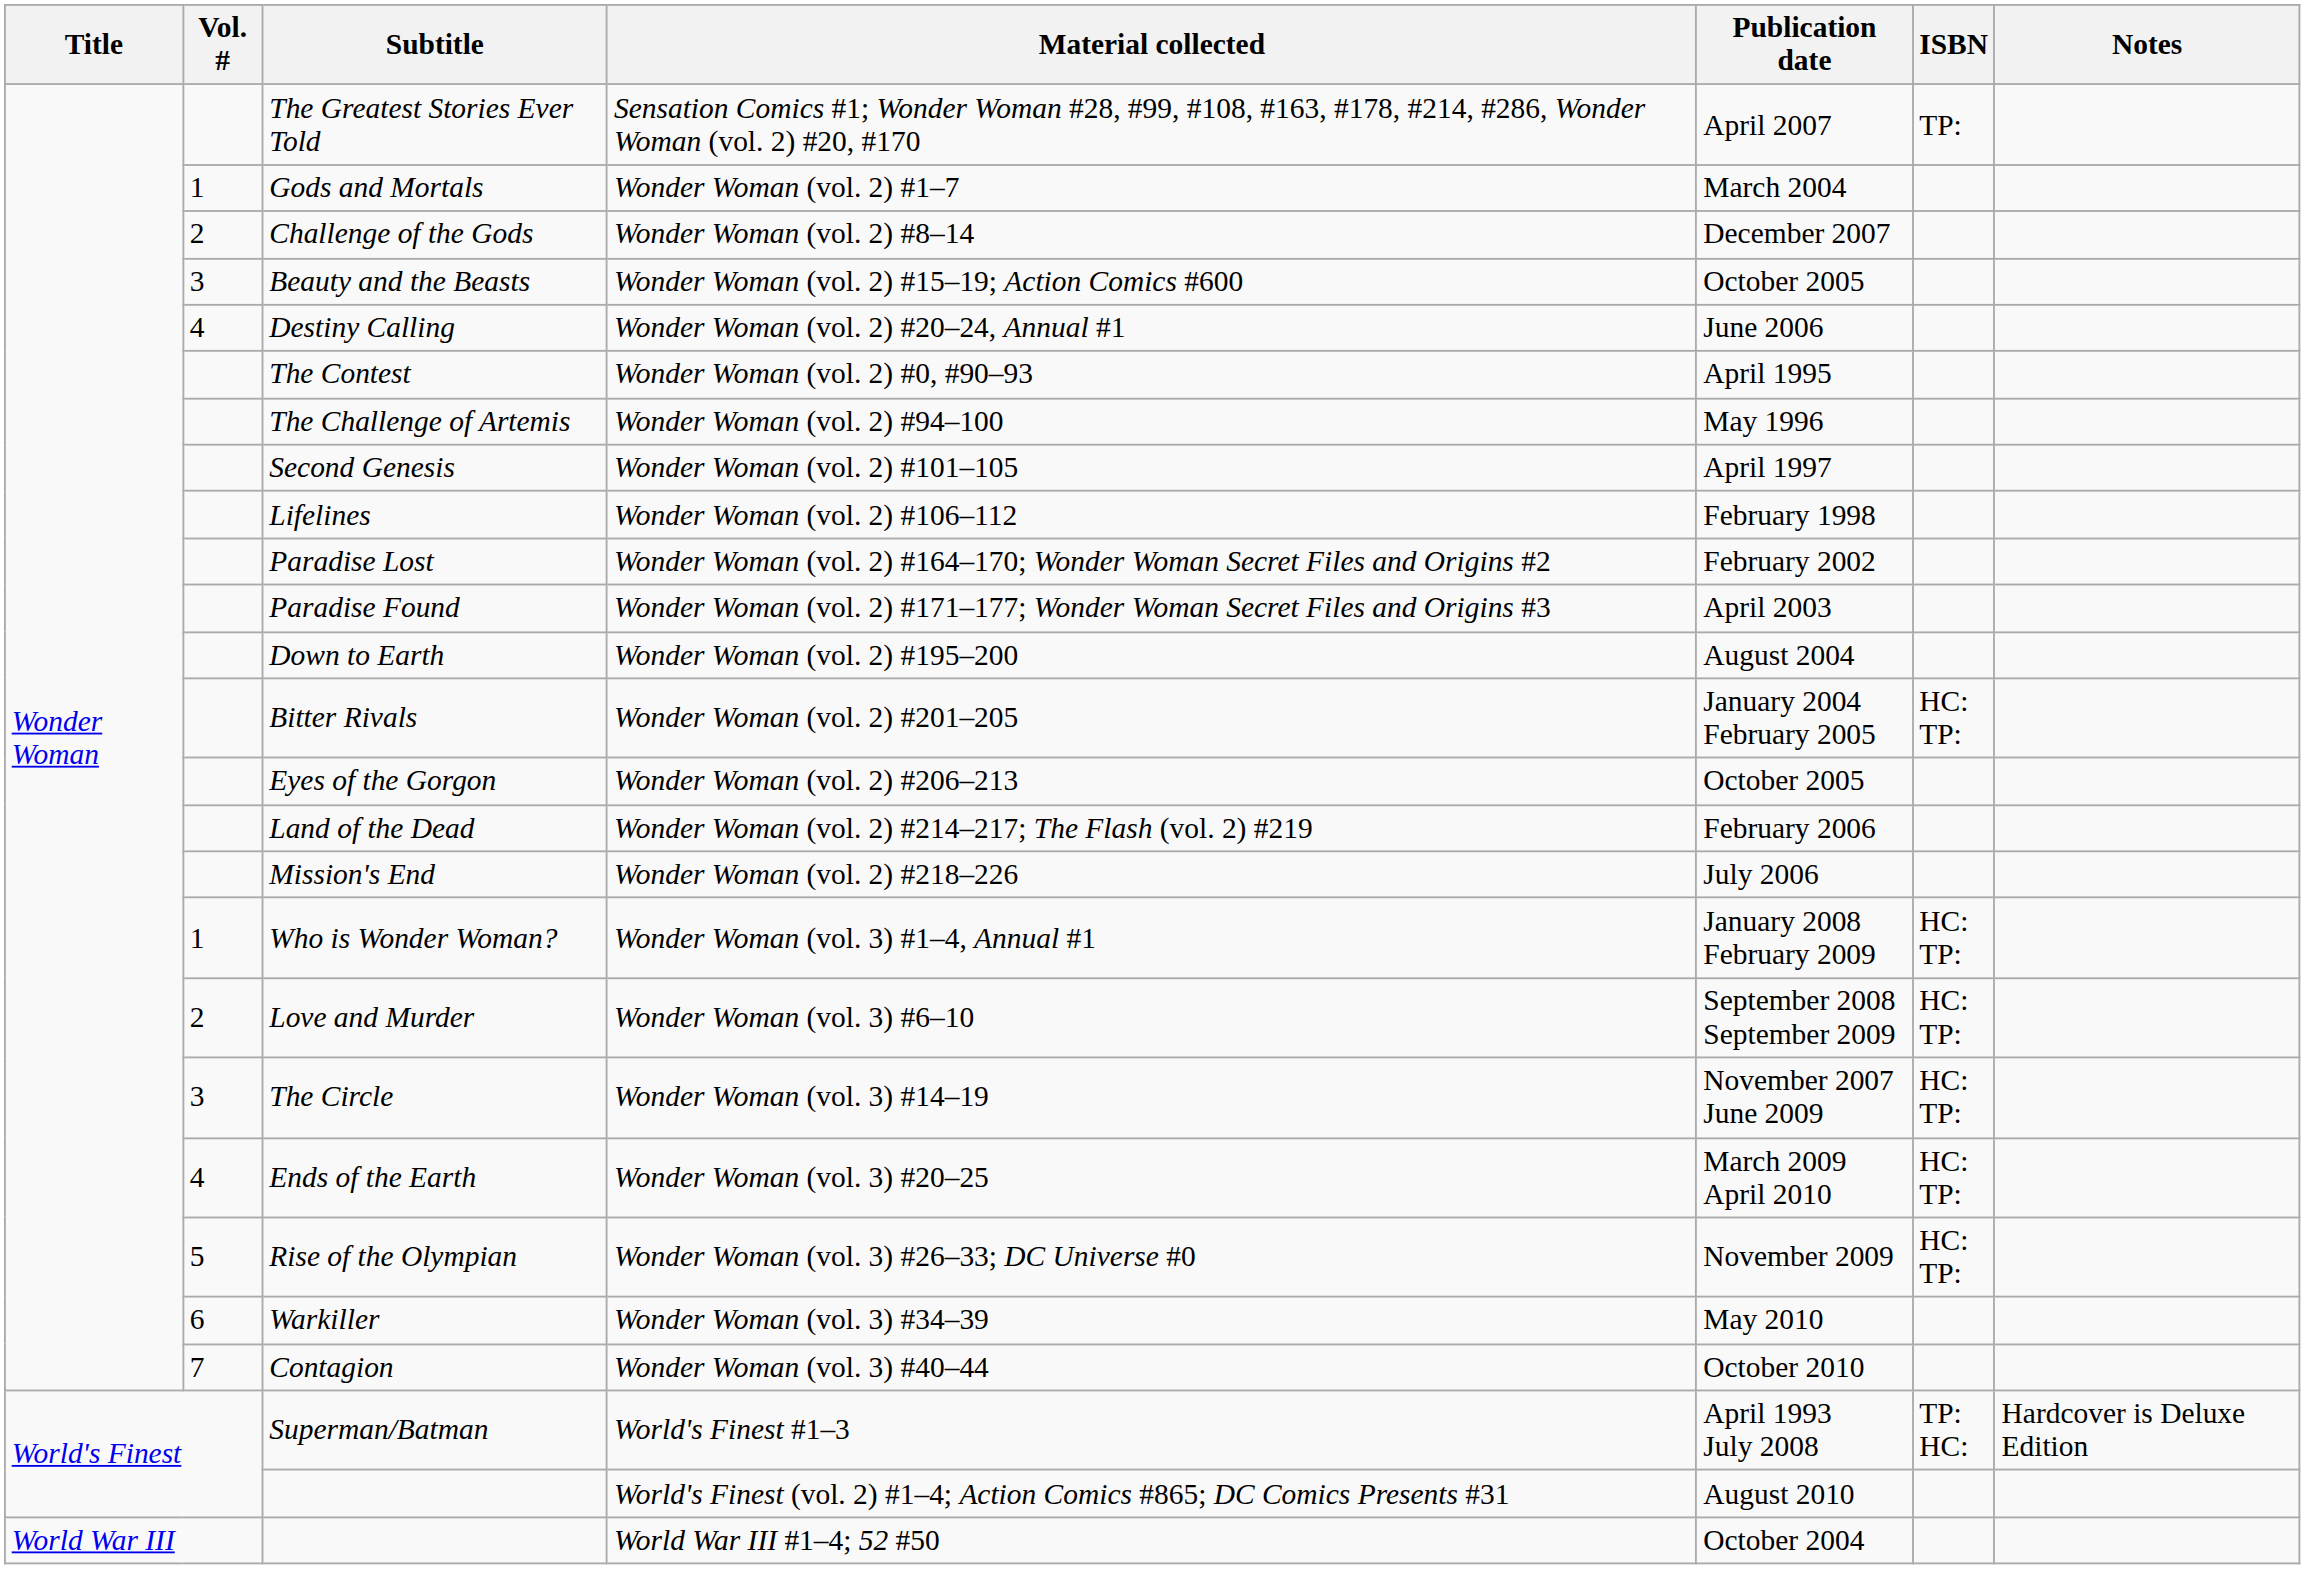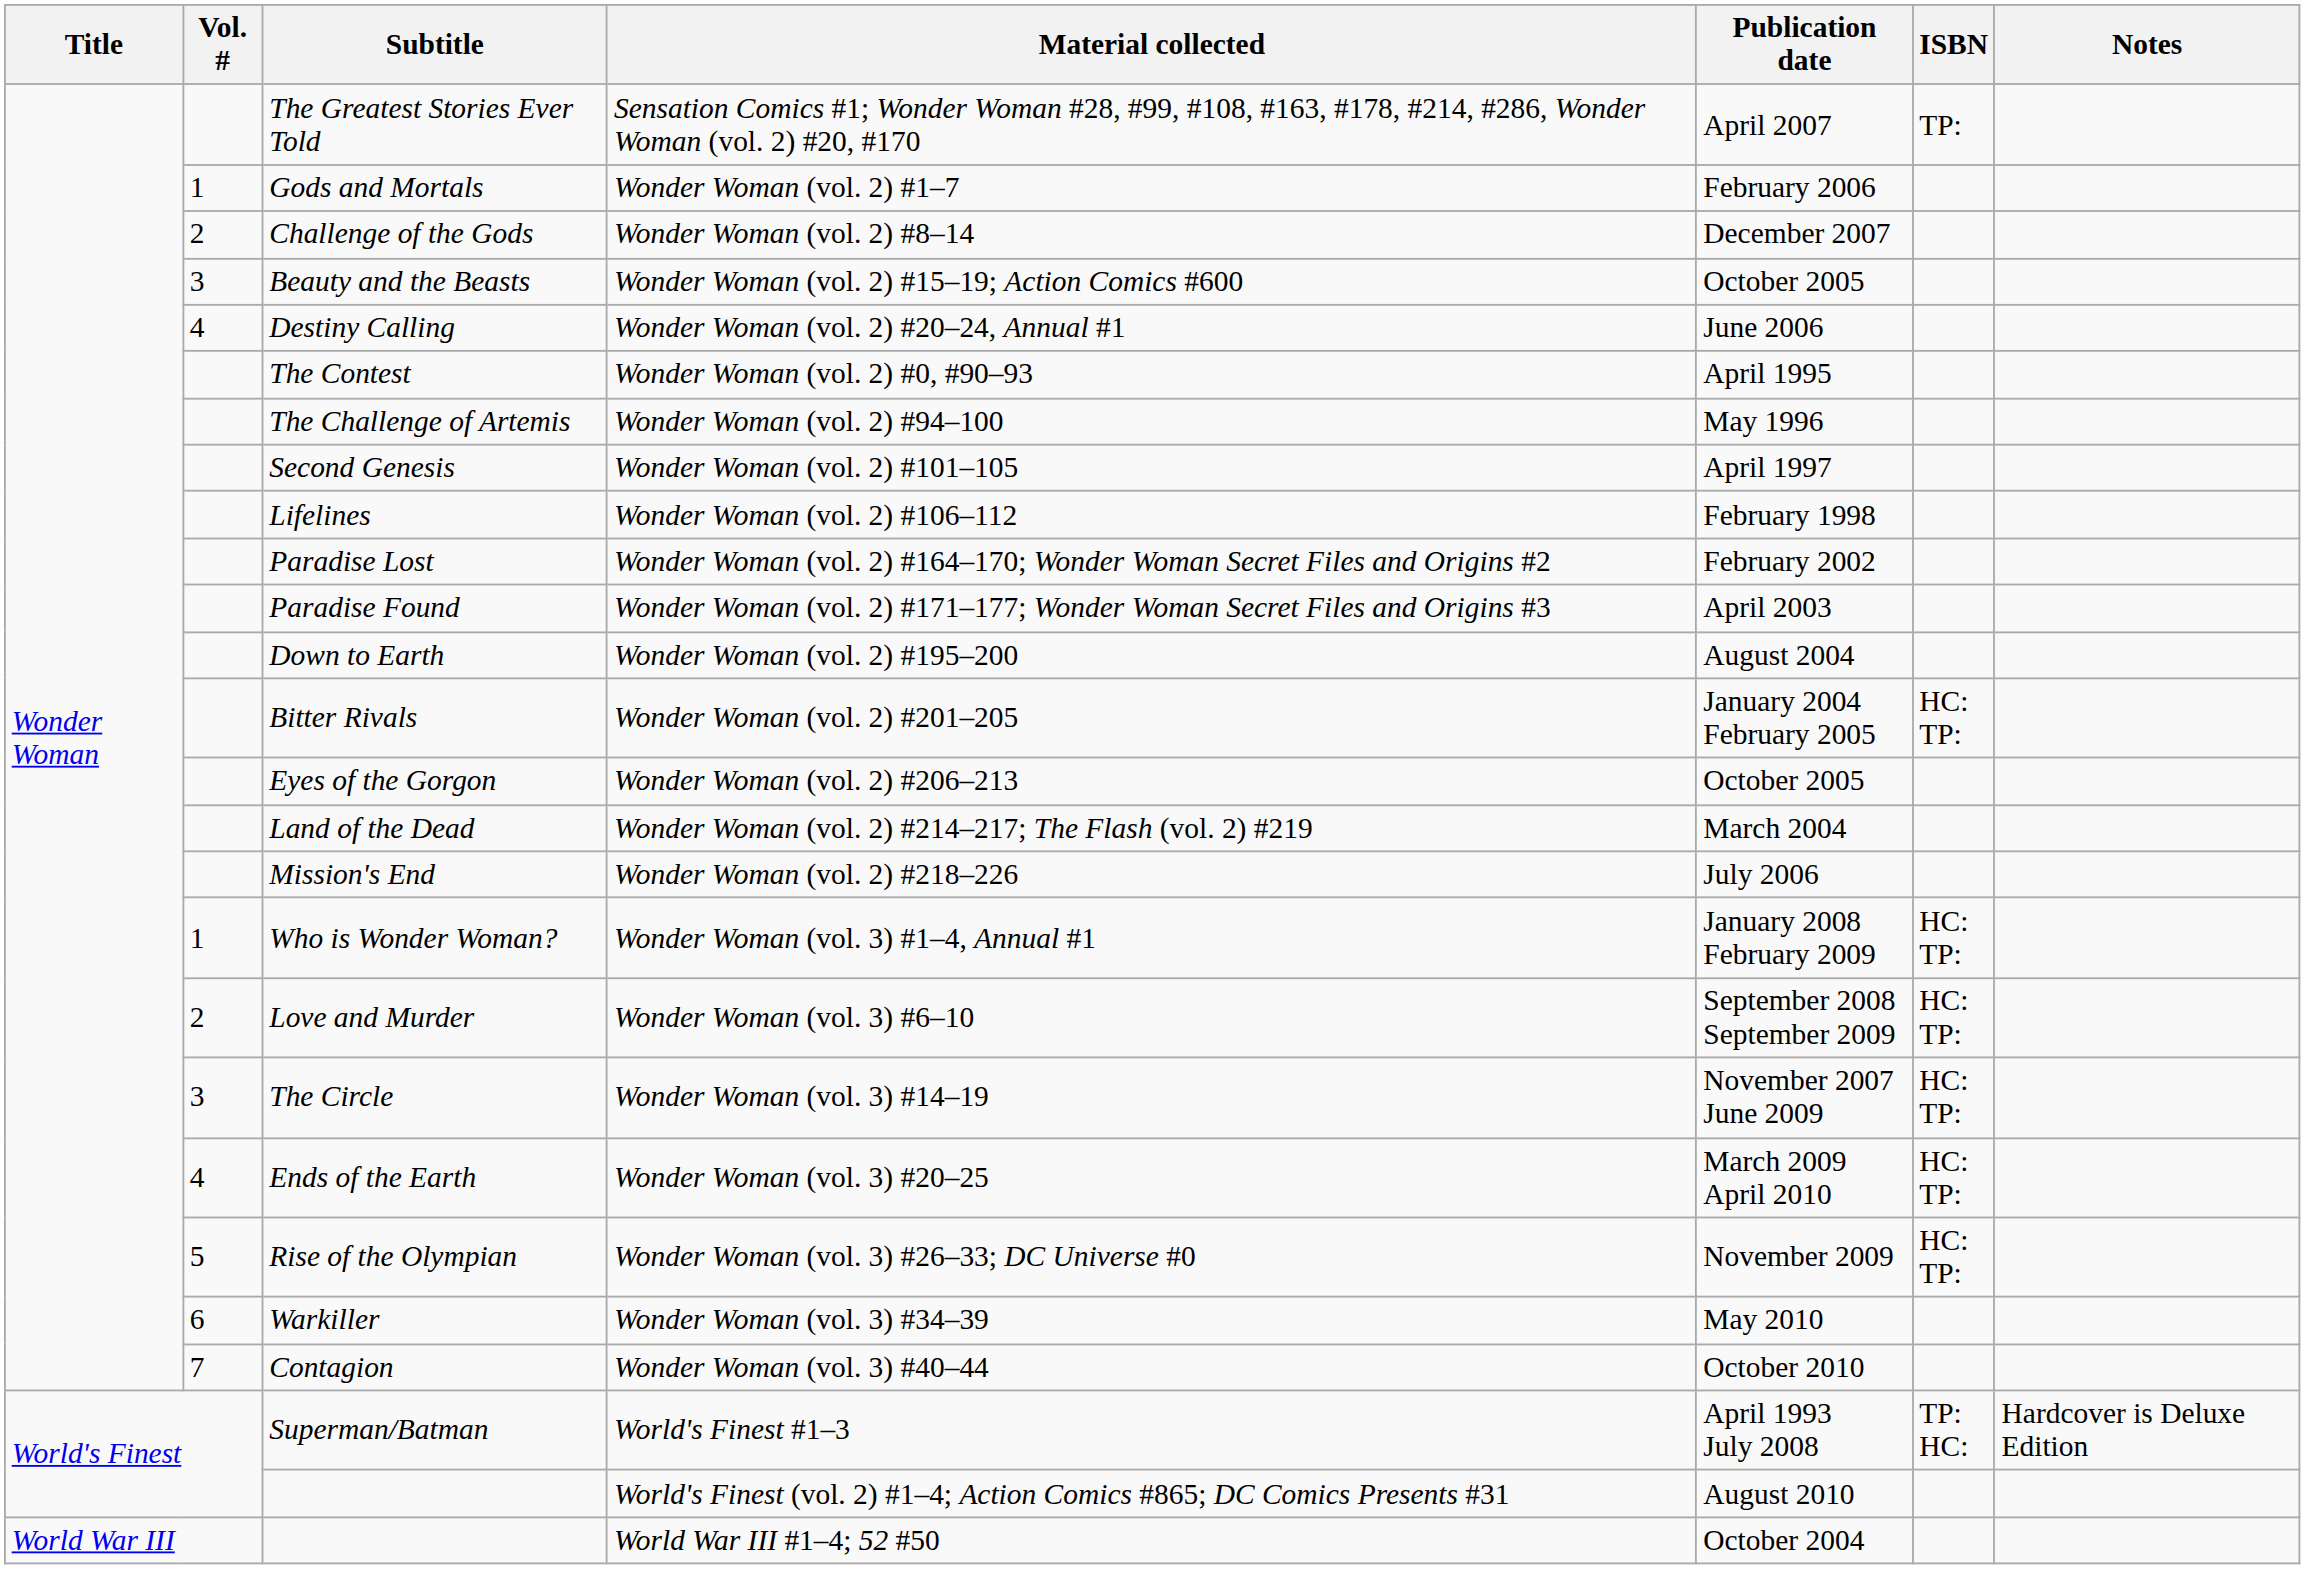(1775, 187) March 2004 -> (1790, 187) February 2006
(1790, 827) February 2006 -> (1775, 827) March 2004
